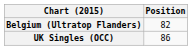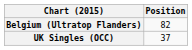(166, 38) 86 -> (166, 38) 37
